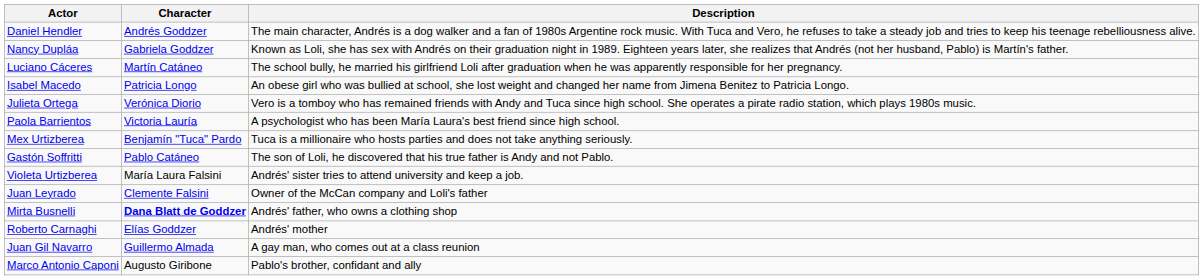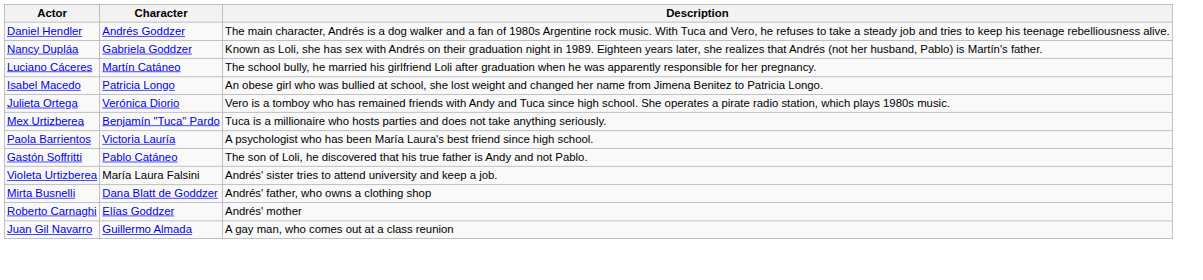rows swapped: (45, 139) <-> (49, 121)
- row: (41, 193)
(185, 211) bold -> (160, 193) normal
- row: (63, 265)
